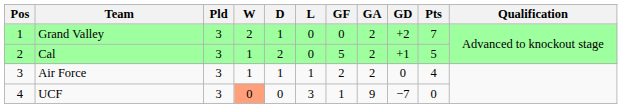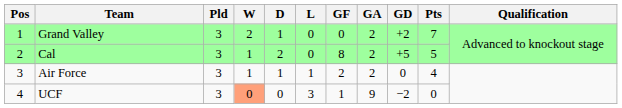(341, 53) 5 -> (341, 53) 8
(403, 53) +1 -> (403, 53) +5
(403, 93) −7 -> (403, 93) −2
